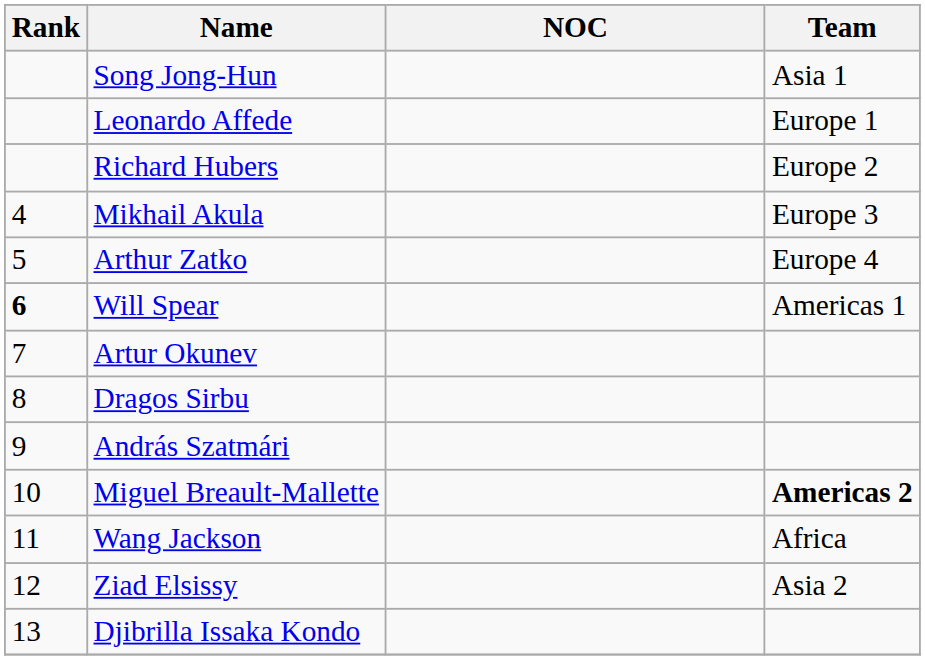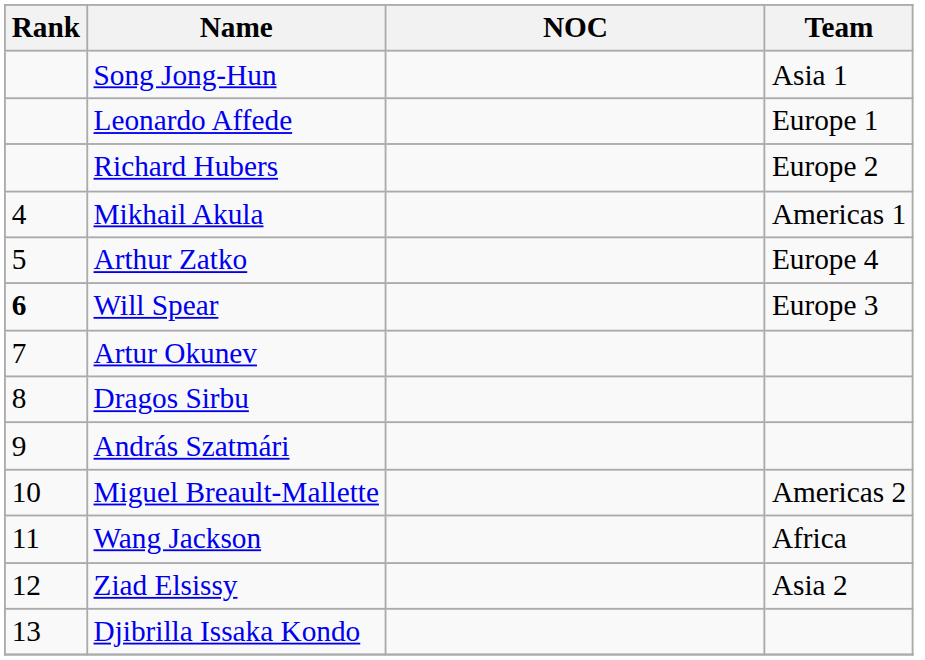(825, 213) Europe 3 -> (839, 213) Americas 1
(839, 306) Americas 1 -> (825, 306) Europe 3
(842, 492) bold -> (839, 492) normal
